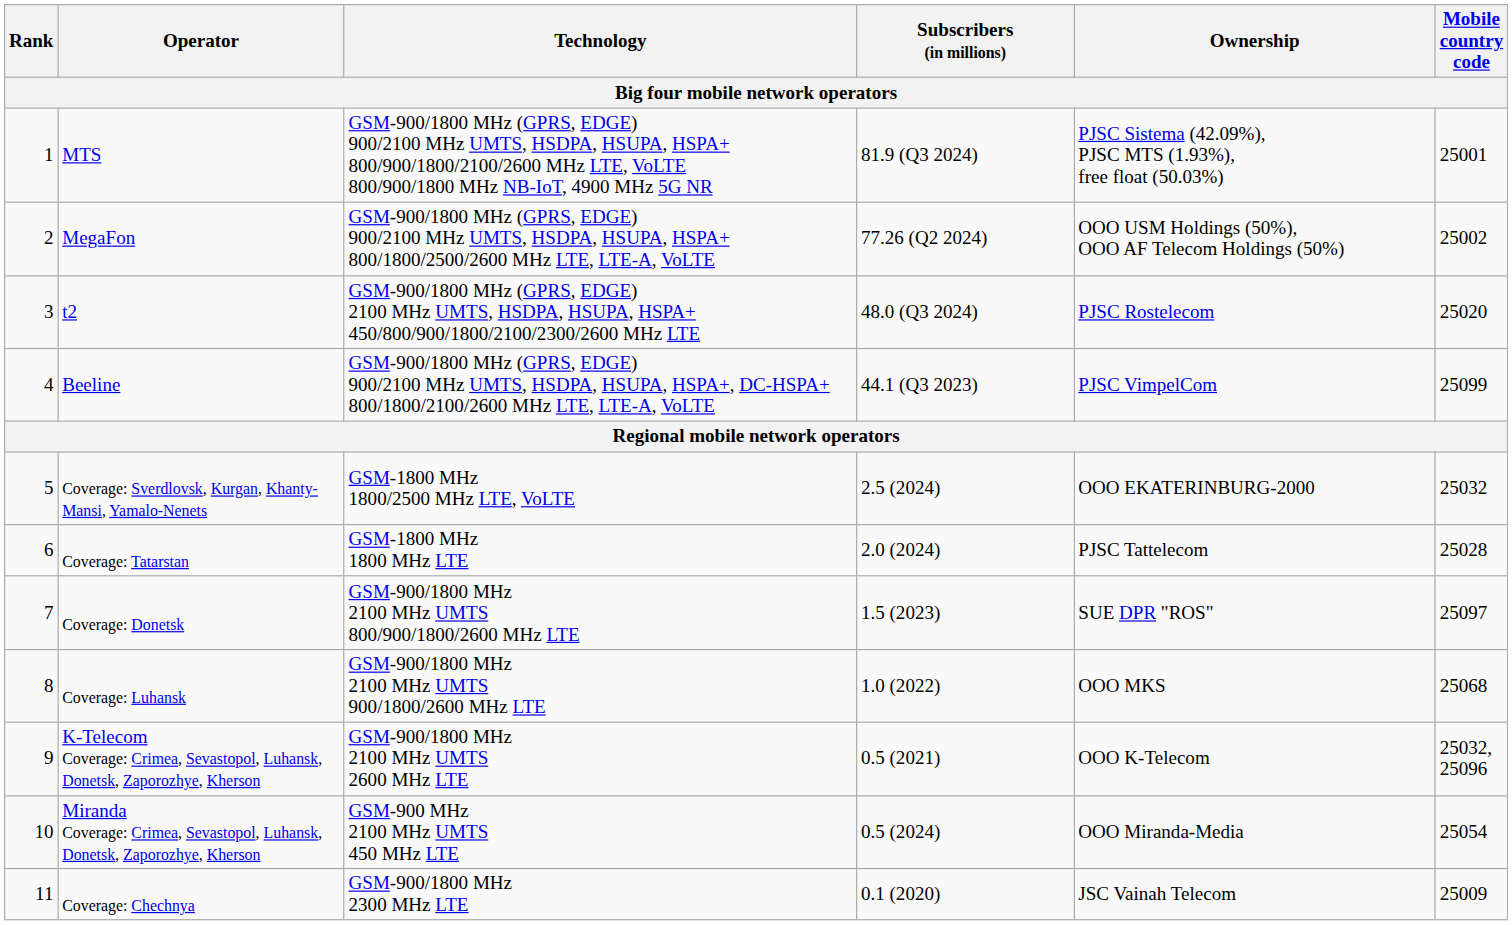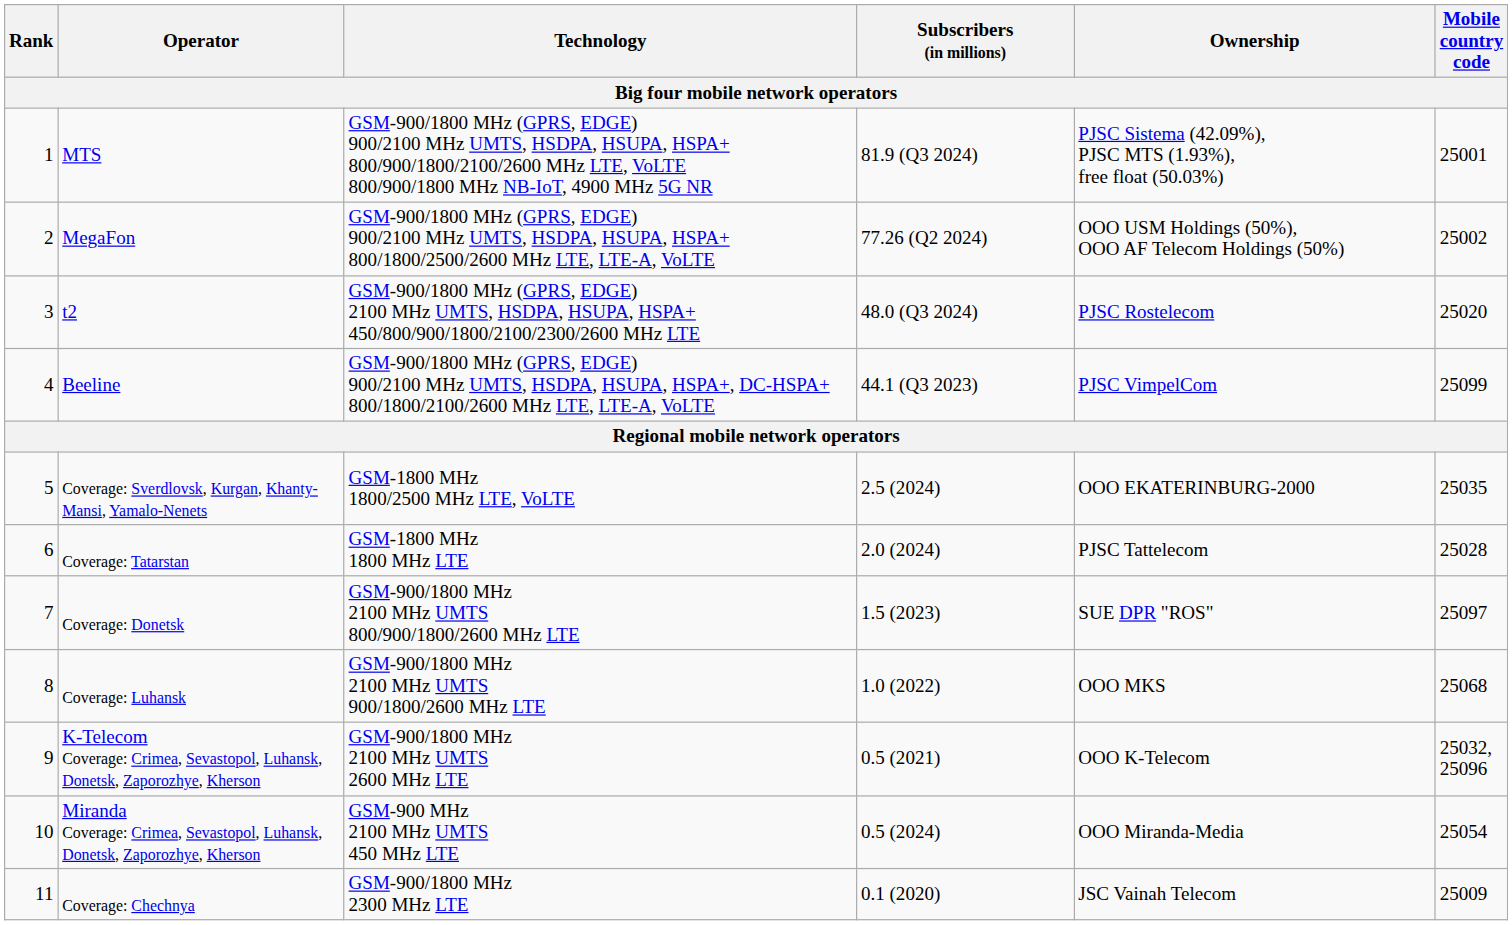(1464, 488) 25032 -> (1464, 488) 25035
